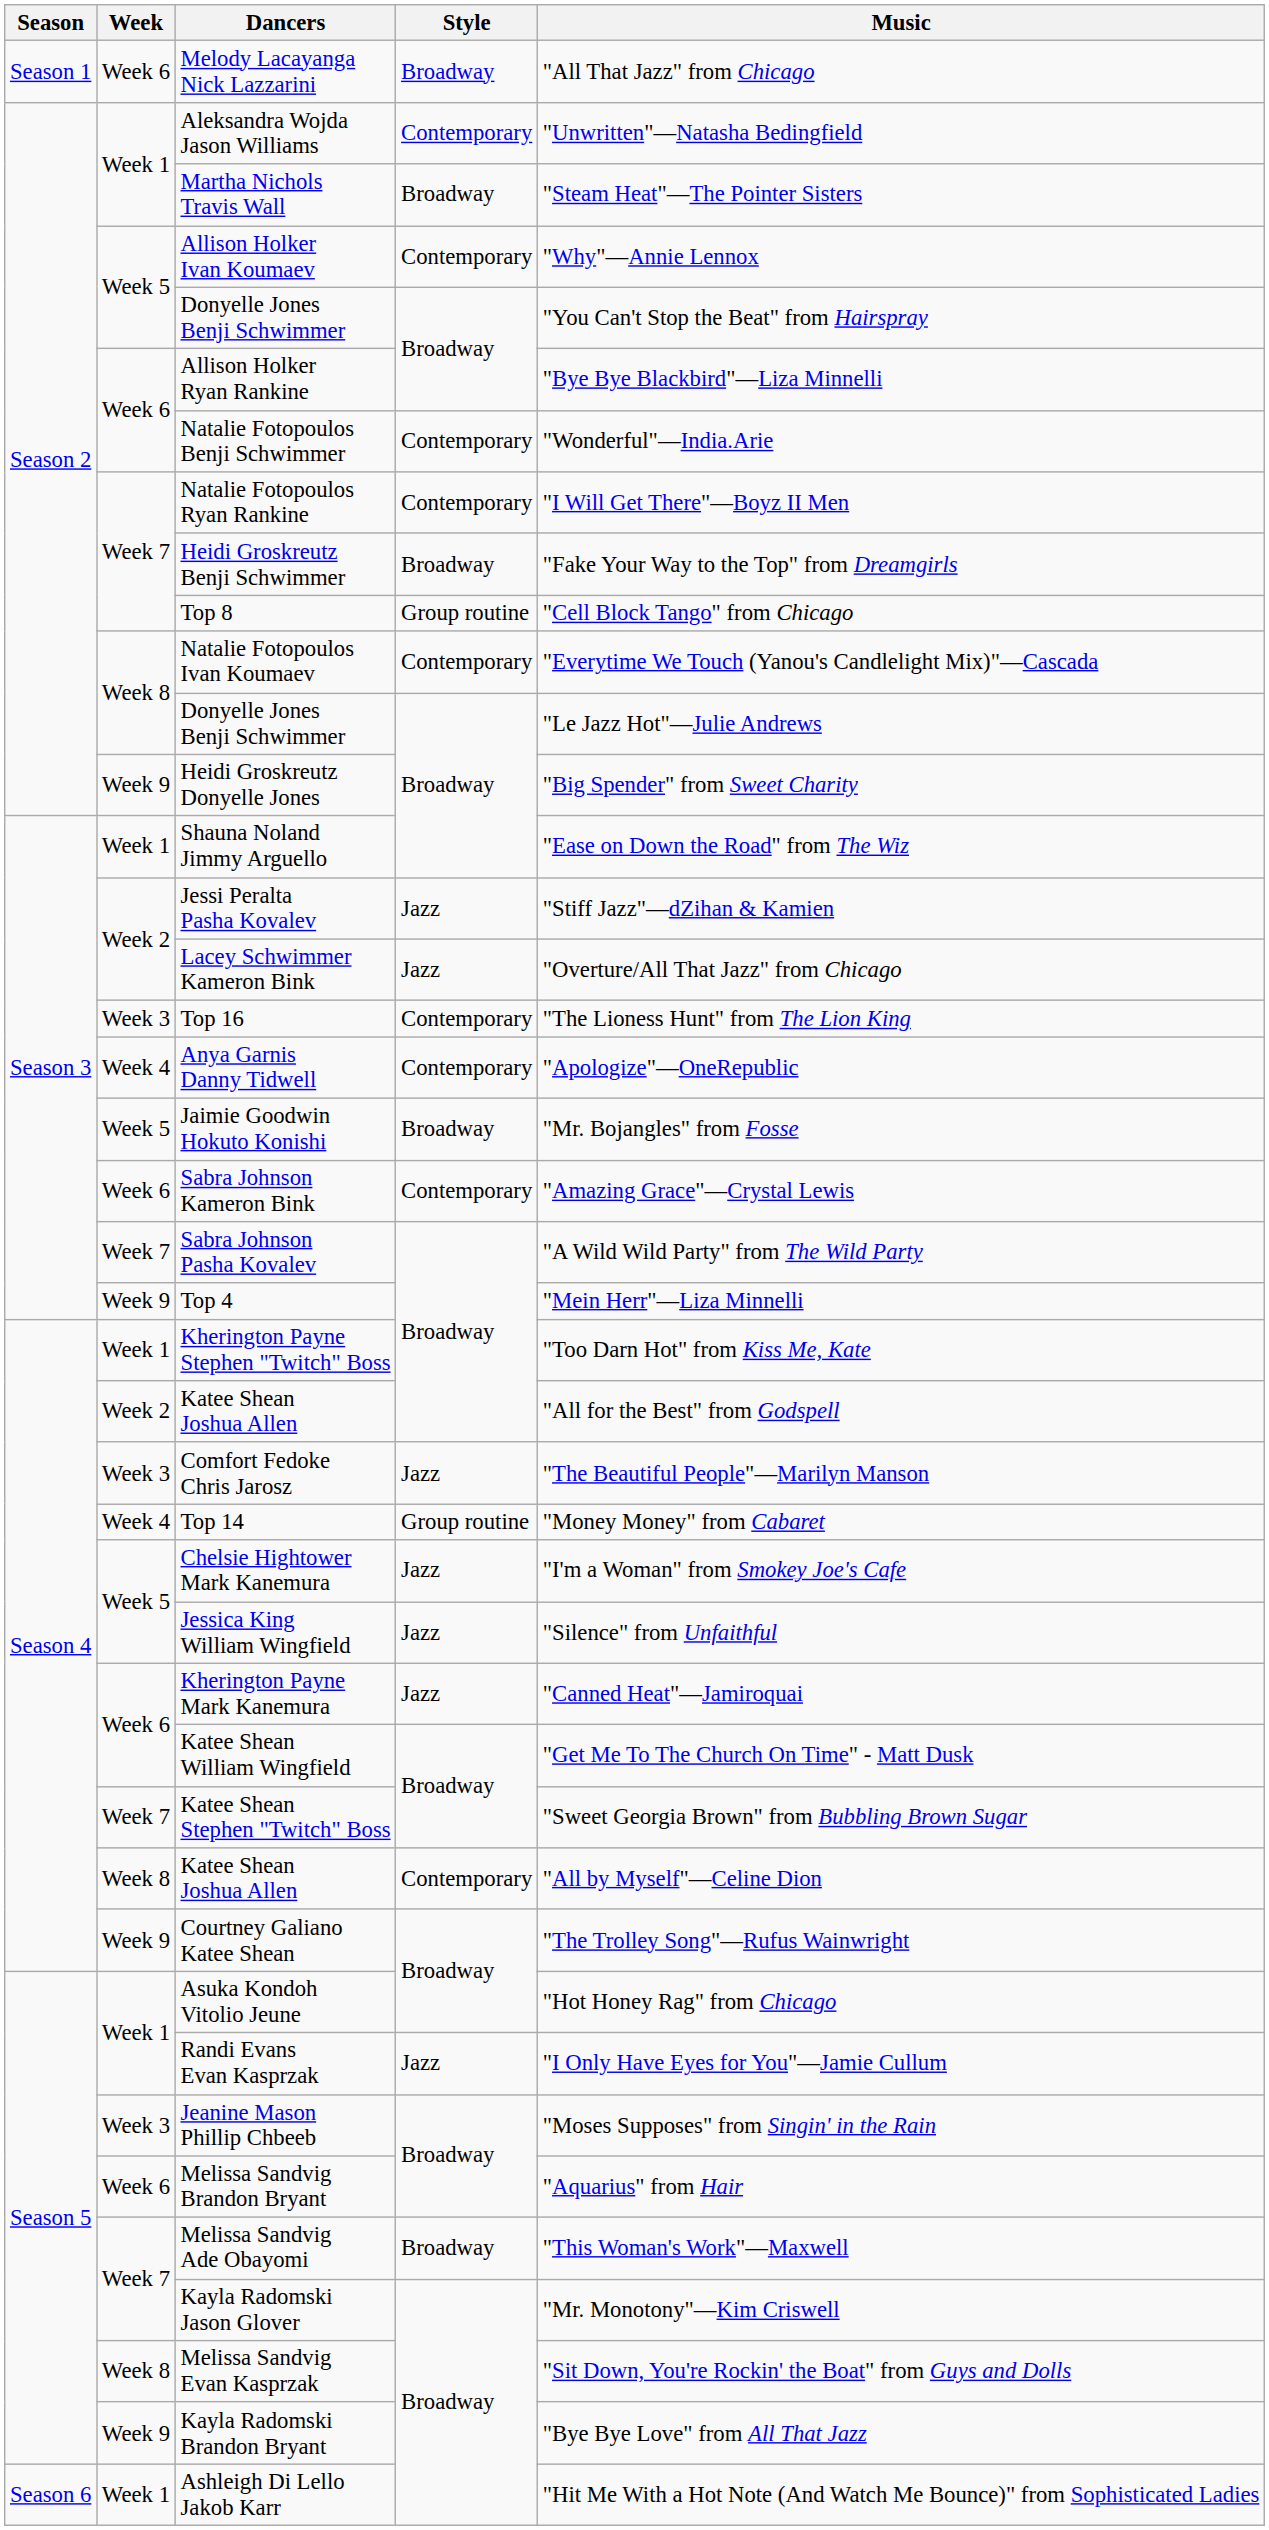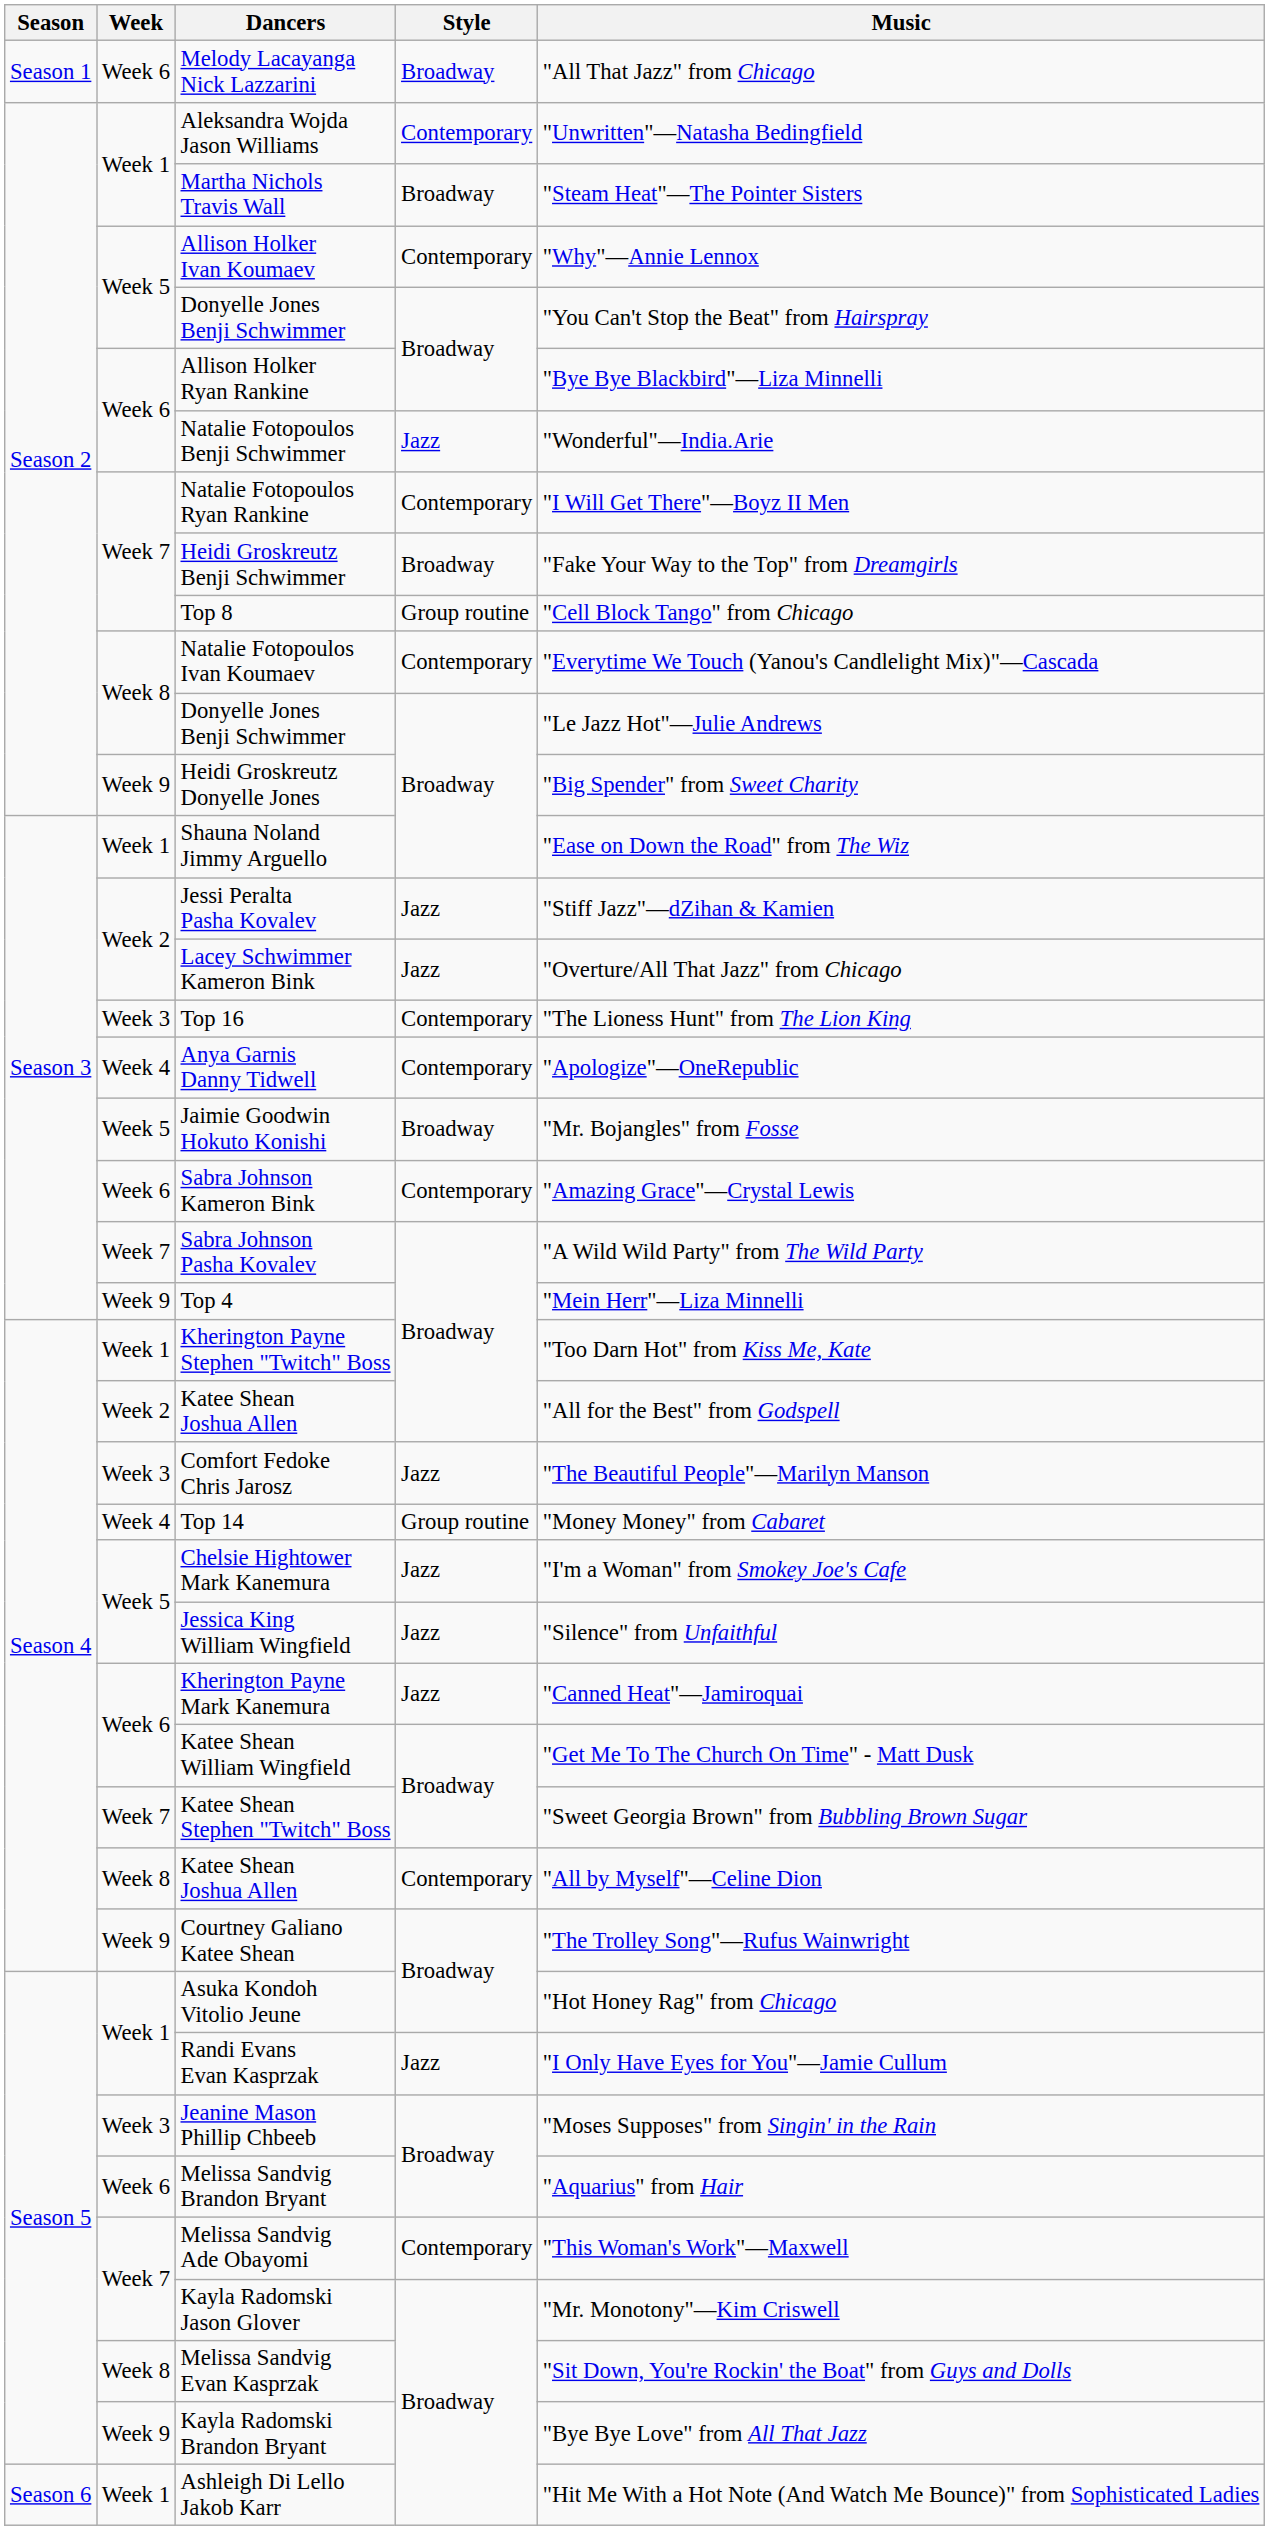(467, 440) Contemporary -> (421, 440) Jazz
(448, 2248) Broadway -> (467, 2248) Contemporary
